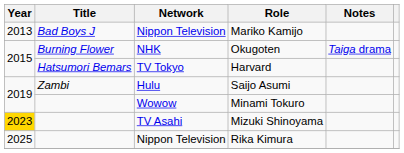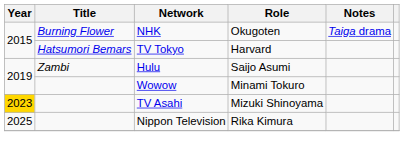- row: (267, 31)
